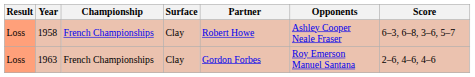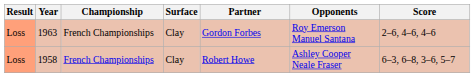rows swapped: (47, 33) <-> (47, 59)
